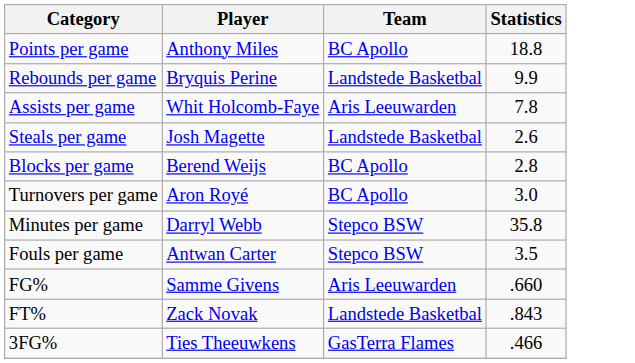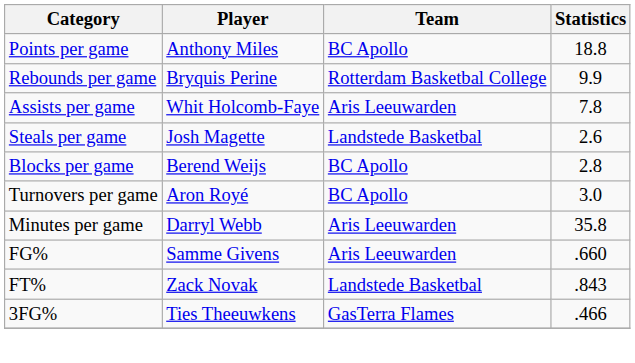(405, 78) Landstede Basketbal -> (437, 78) Rotterdam Basketbal College
(376, 225) Stepco BSW -> (392, 225) Aris Leeuwarden
- row: (66, 254)
